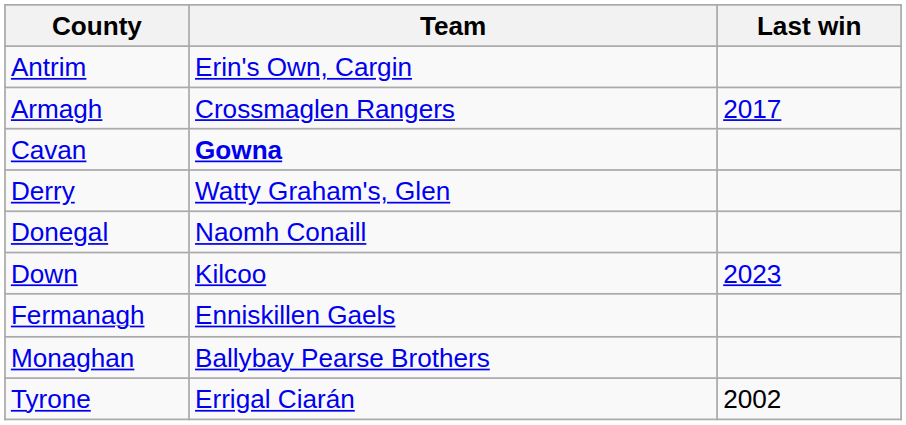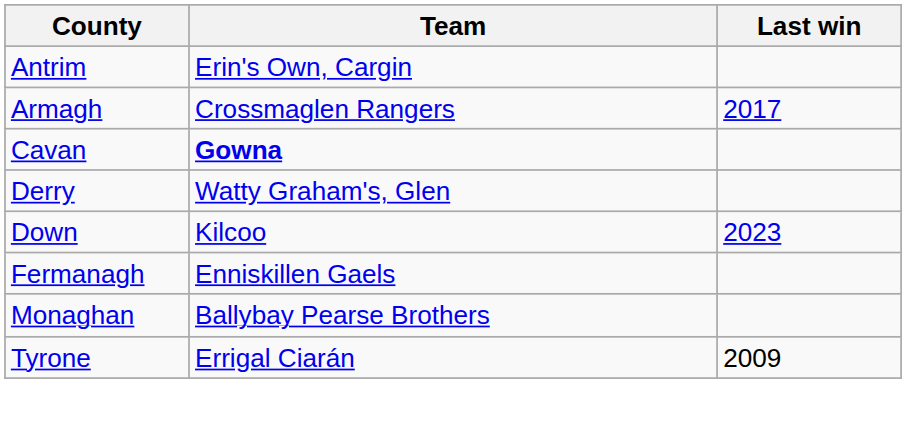- row: (60, 233)
(752, 398) 2002 -> (752, 357) 2009
